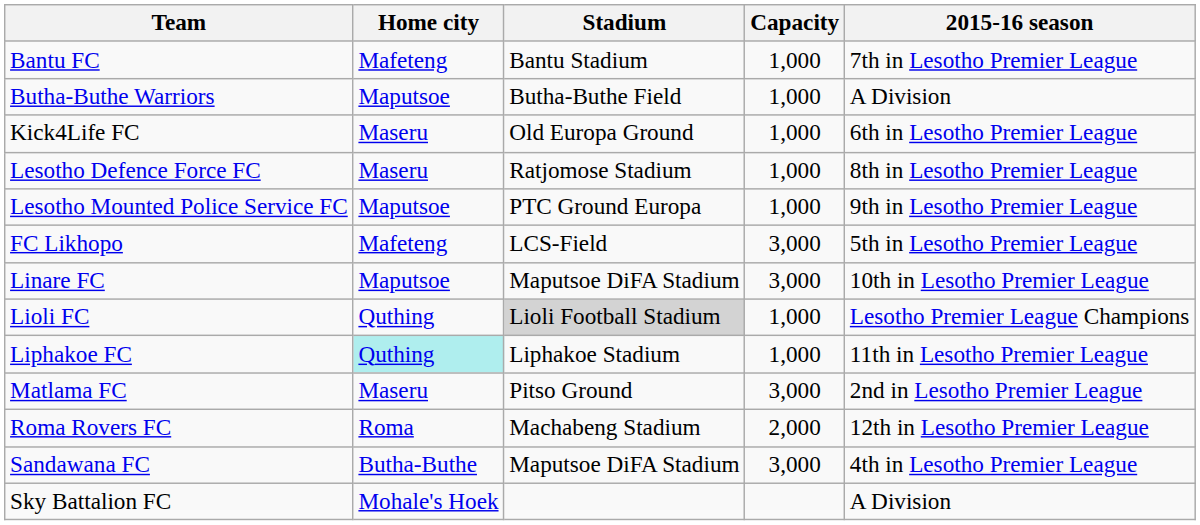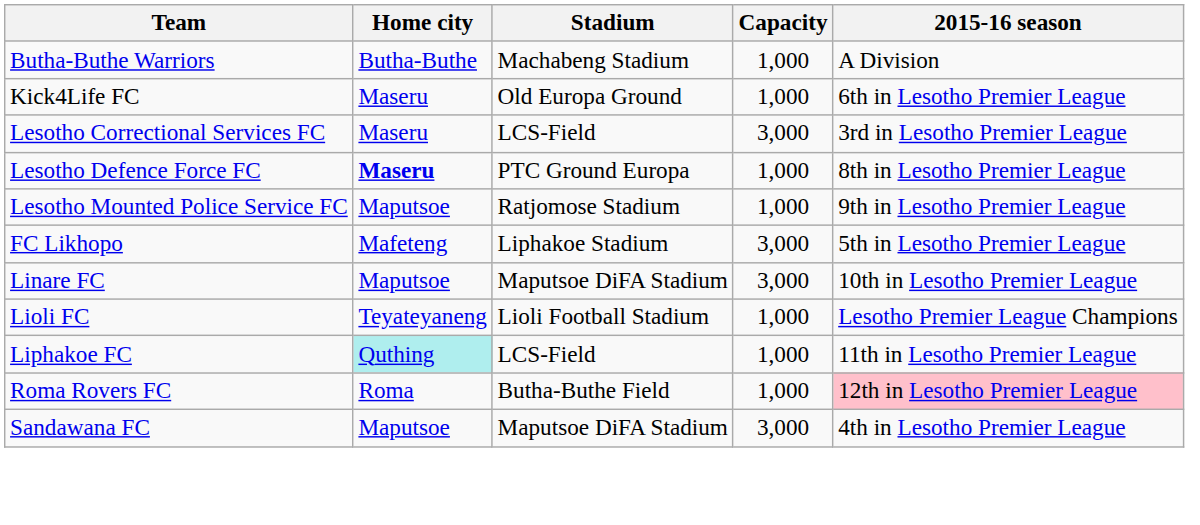- row: (55, 59)
(404, 96) Maputsoe -> (418, 59) Butha-Buthe
(595, 96) Butha-Buthe Field -> (593, 59) Machabeng Stadium
+ row: (168, 133)
(393, 170) normal -> (396, 170) bold
(600, 170) Ratjomose Stadium -> (594, 170) PTC Ground Europa
(605, 206) PTC Ground Europa -> (589, 206) Ratjomose Stadium
(558, 243) LCS-Field -> (583, 243) Liphakoe Stadium
(396, 317) Quthing -> (423, 317) Teyateyaneng
(615, 317) lightgrey background -> (603, 317) no background
(595, 354) Liphakoe Stadium -> (547, 354) LCS-Field
- row: (68, 390)
(605, 427) Machabeng Stadium -> (584, 390) Butha-Buthe Field
(795, 427) 2,000 -> (783, 390) 1,000
(999, 427) no background -> (988, 390) pink background
(418, 464) Butha-Buthe -> (404, 427) Maputsoe
- row: (91, 501)
